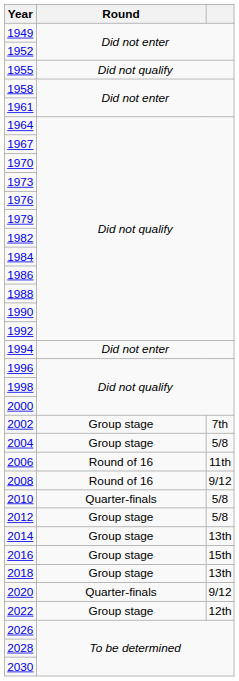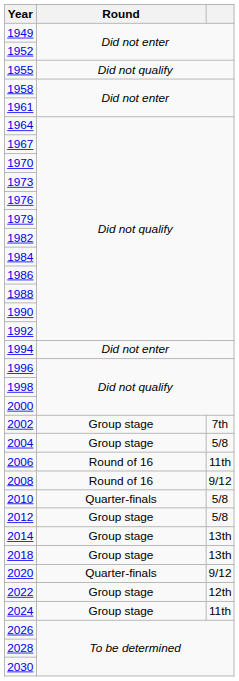- row: (20, 555)
+ row: (20, 611)
